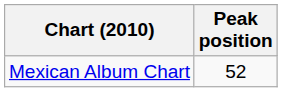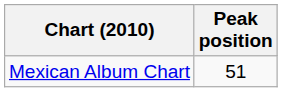(236, 71) 52 -> (236, 71) 51
